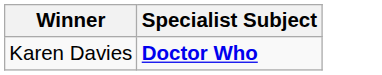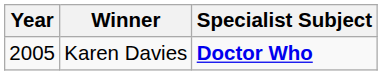+ column: (32, 20)
